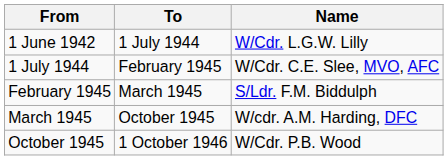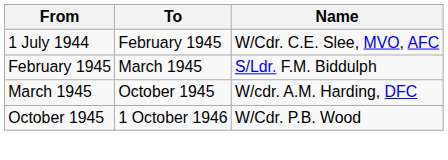- row: (52, 42)
